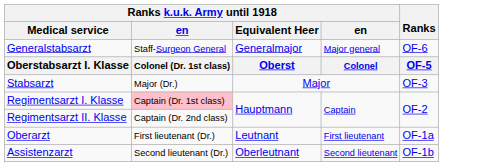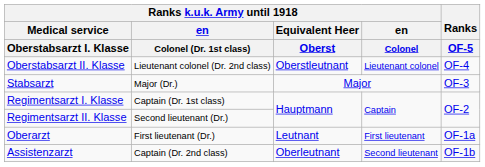- row: (49, 48)
+ row: (66, 65)
(179, 101) pink background -> (179, 101) no background
(181, 118) Captain (Dr. 2nd class) -> (181, 118) Second lieutenant (Dr.)
(181, 154) Second lieutenant (Dr.) -> (181, 154) Captain (Dr. 2nd class)
